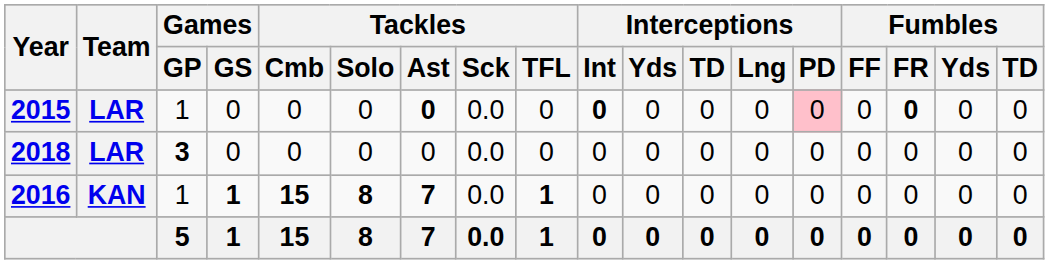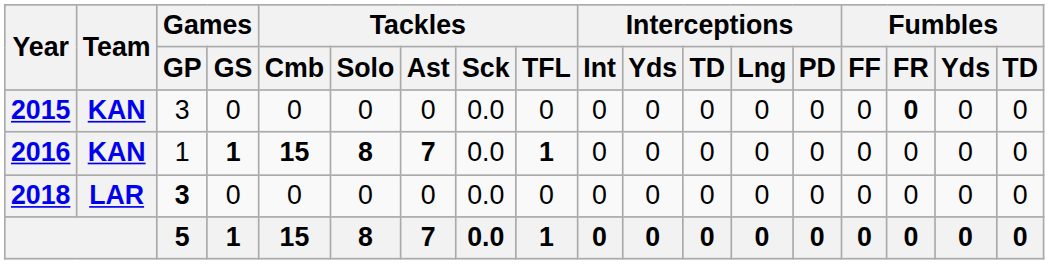(117, 110) LAR -> (117, 110) KAN
(182, 110) 1 -> (182, 110) 3
(428, 110) bold -> (428, 110) normal
(600, 110) bold -> (600, 110) normal
(817, 110) pink background -> (817, 110) no background
rows swapped: (41, 195) <-> (41, 152)
